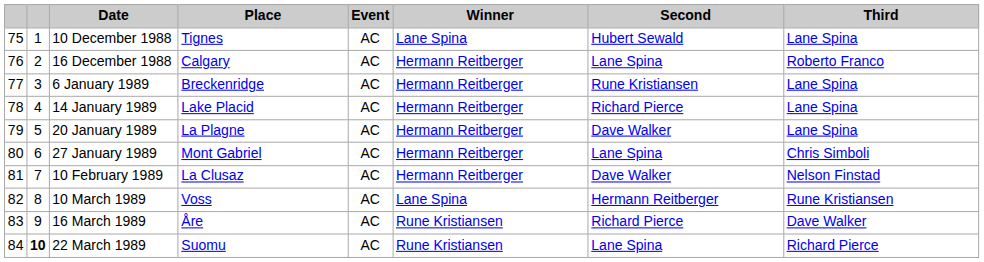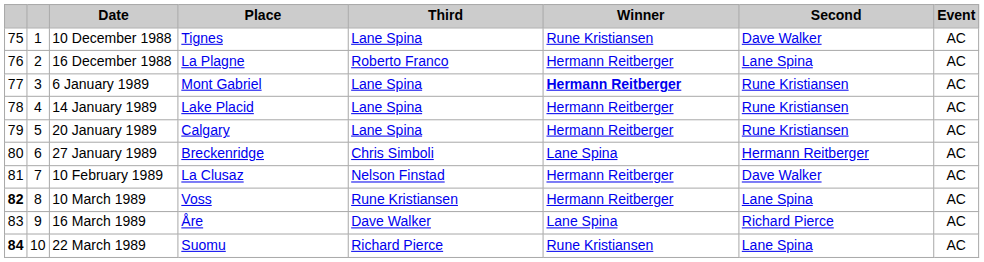columns swapped: (370, 15) <-> (881, 15)
(431, 38) Lane Spina -> (600, 38) Rune Kristiansen
(637, 38) Hubert Sewald -> (782, 38) Dave Walker
(205, 61) Calgary -> (213, 61) La Plagne
(223, 84) Breckenridge -> (221, 84) Mont Gabriel
(460, 84) normal -> (614, 84) bold
(637, 107) Richard Pierce -> (795, 107) Rune Kristiansen
(213, 130) La Plagne -> (205, 130) Calgary
(631, 130) Dave Walker -> (795, 130) Rune Kristiansen
(221, 153) Mont Gabriel -> (223, 153) Breckenridge
(460, 153) Hermann Reitberger -> (582, 153) Lane Spina
(627, 153) Lane Spina -> (805, 153) Hermann Reitberger
(16, 199) normal -> (16, 199) bold
(431, 199) Lane Spina -> (610, 199) Hermann Reitberger
(655, 199) Hermann Reitberger -> (777, 199) Lane Spina
(449, 222) Rune Kristiansen -> (582, 222) Lane Spina
(16, 245) normal -> (16, 245) bold
(38, 245) bold -> (38, 245) normal
